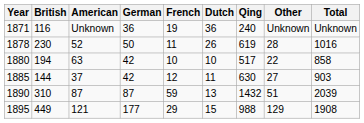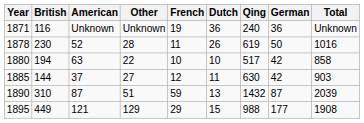columns swapped: (142, 12) <-> (288, 12)
